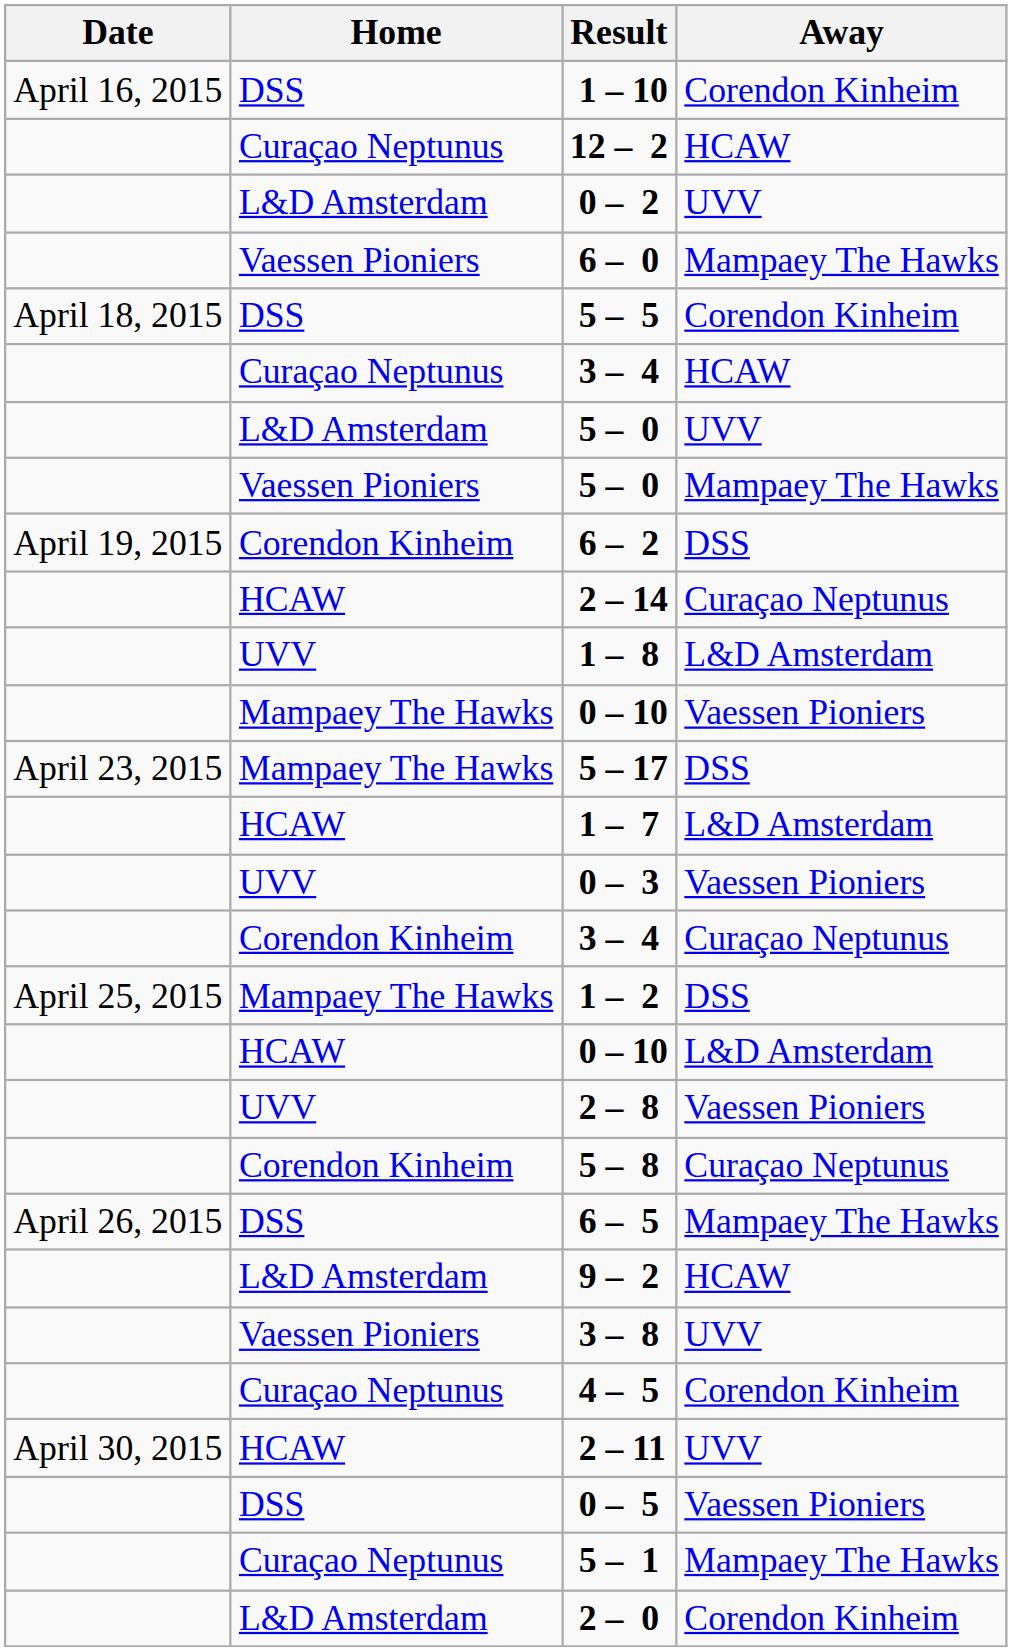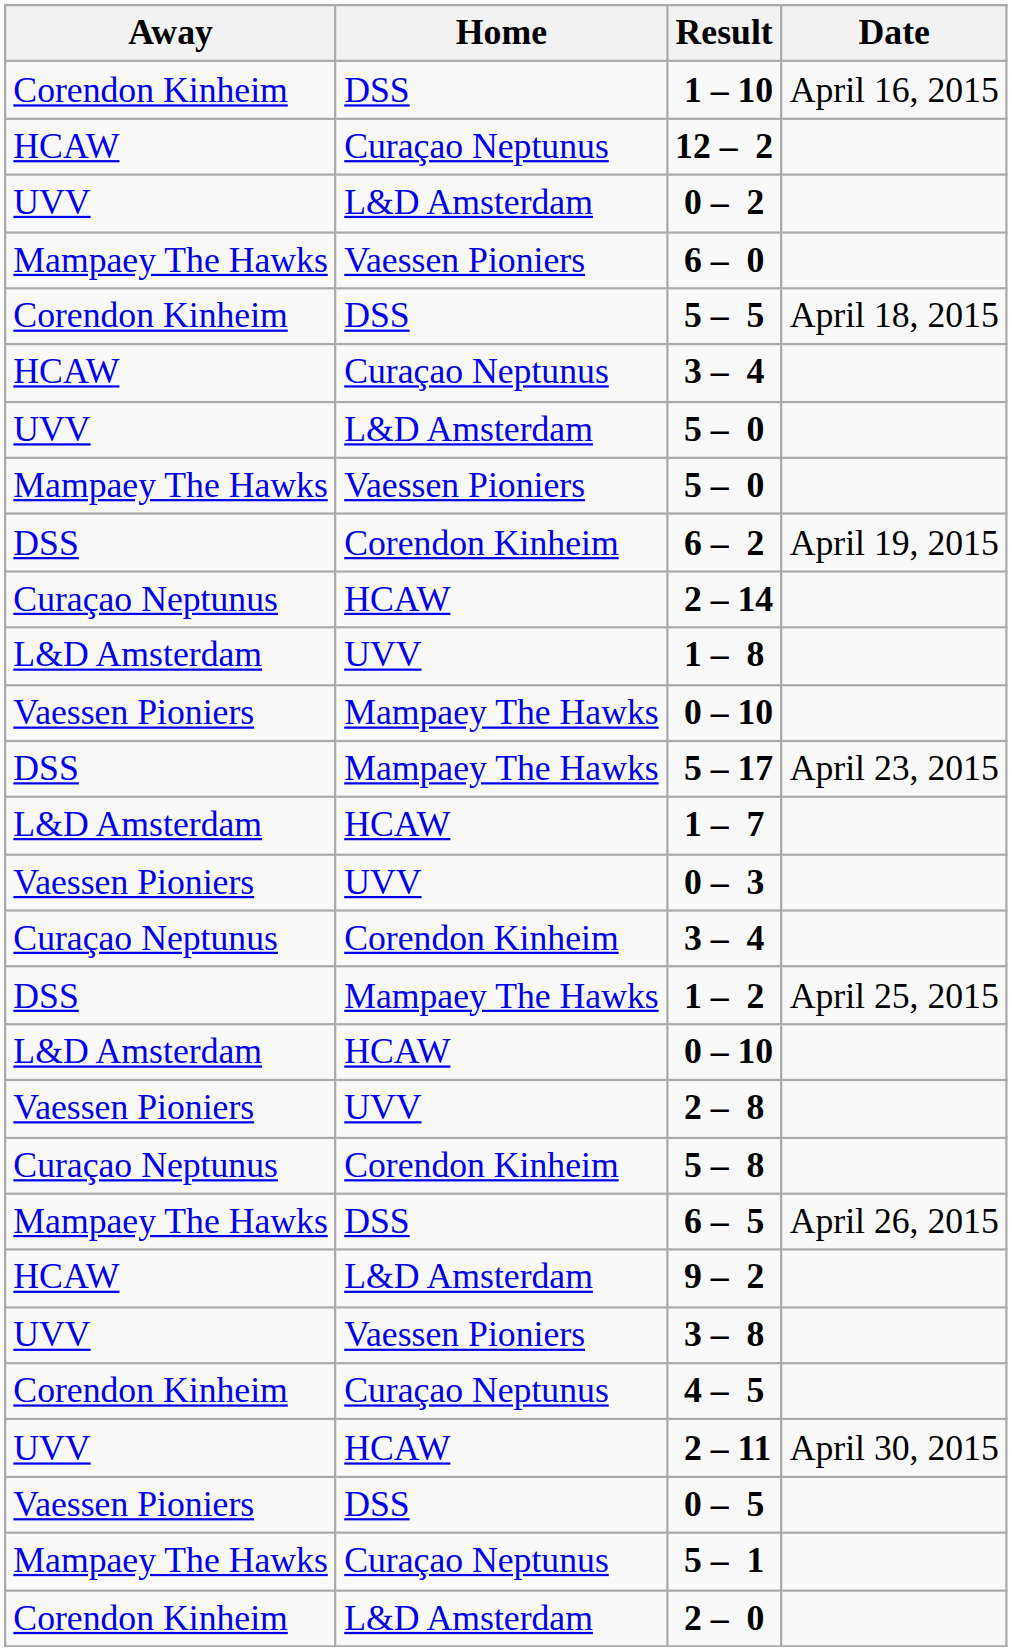columns swapped: (118, 32) <-> (842, 32)
